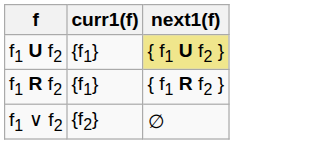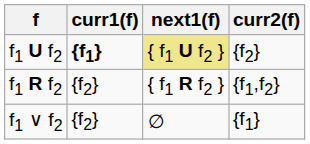+ column: (267, 19)
(85, 52) normal -> (87, 52) bold
(85, 86) {f1} -> (85, 86) {f2}
